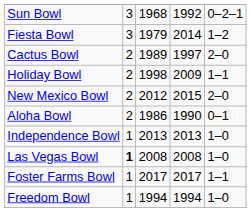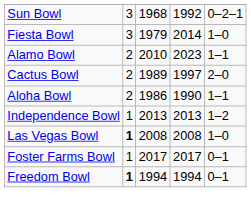(218, 34) 1–2 -> (218, 34) 1–0
+ row: (41, 55)
- row: (44, 75)
- row: (58, 95)
(218, 116) 0–1 -> (218, 95) 1–1
(218, 136) 1–0 -> (218, 116) 1–2
(218, 177) 1–1 -> (218, 156) 0–1
(129, 197) normal -> (129, 177) bold
(218, 197) 1–0 -> (218, 177) 0–1
